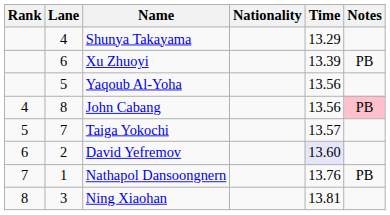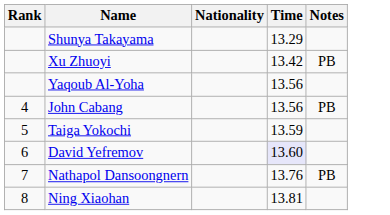- column: (64, 15)
(325, 61) 13.39 -> (287, 61) 13.42
(365, 107) pink background -> (327, 107) no background
(325, 130) 13.57 -> (287, 130) 13.59
